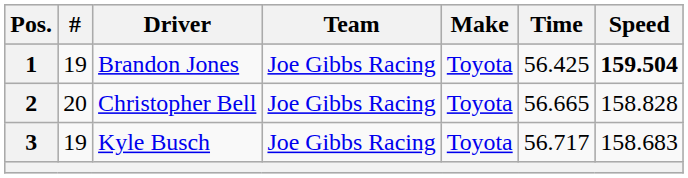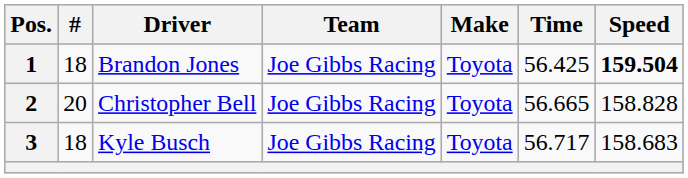(75, 63) 19 -> (75, 63) 18
(75, 142) 19 -> (75, 142) 18
